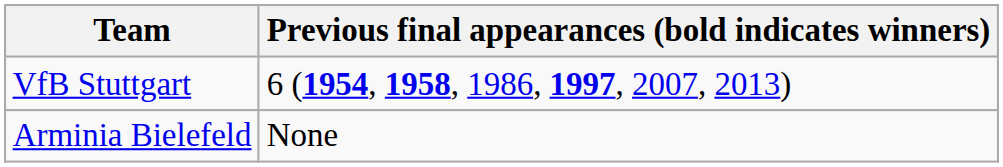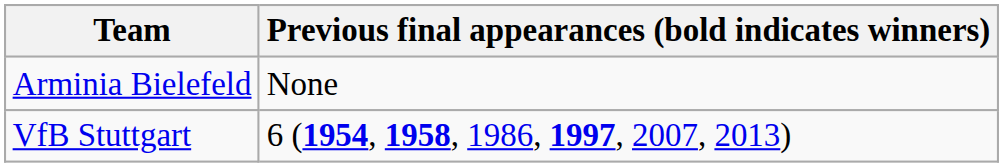rows swapped: (132, 135) <-> (102, 82)
